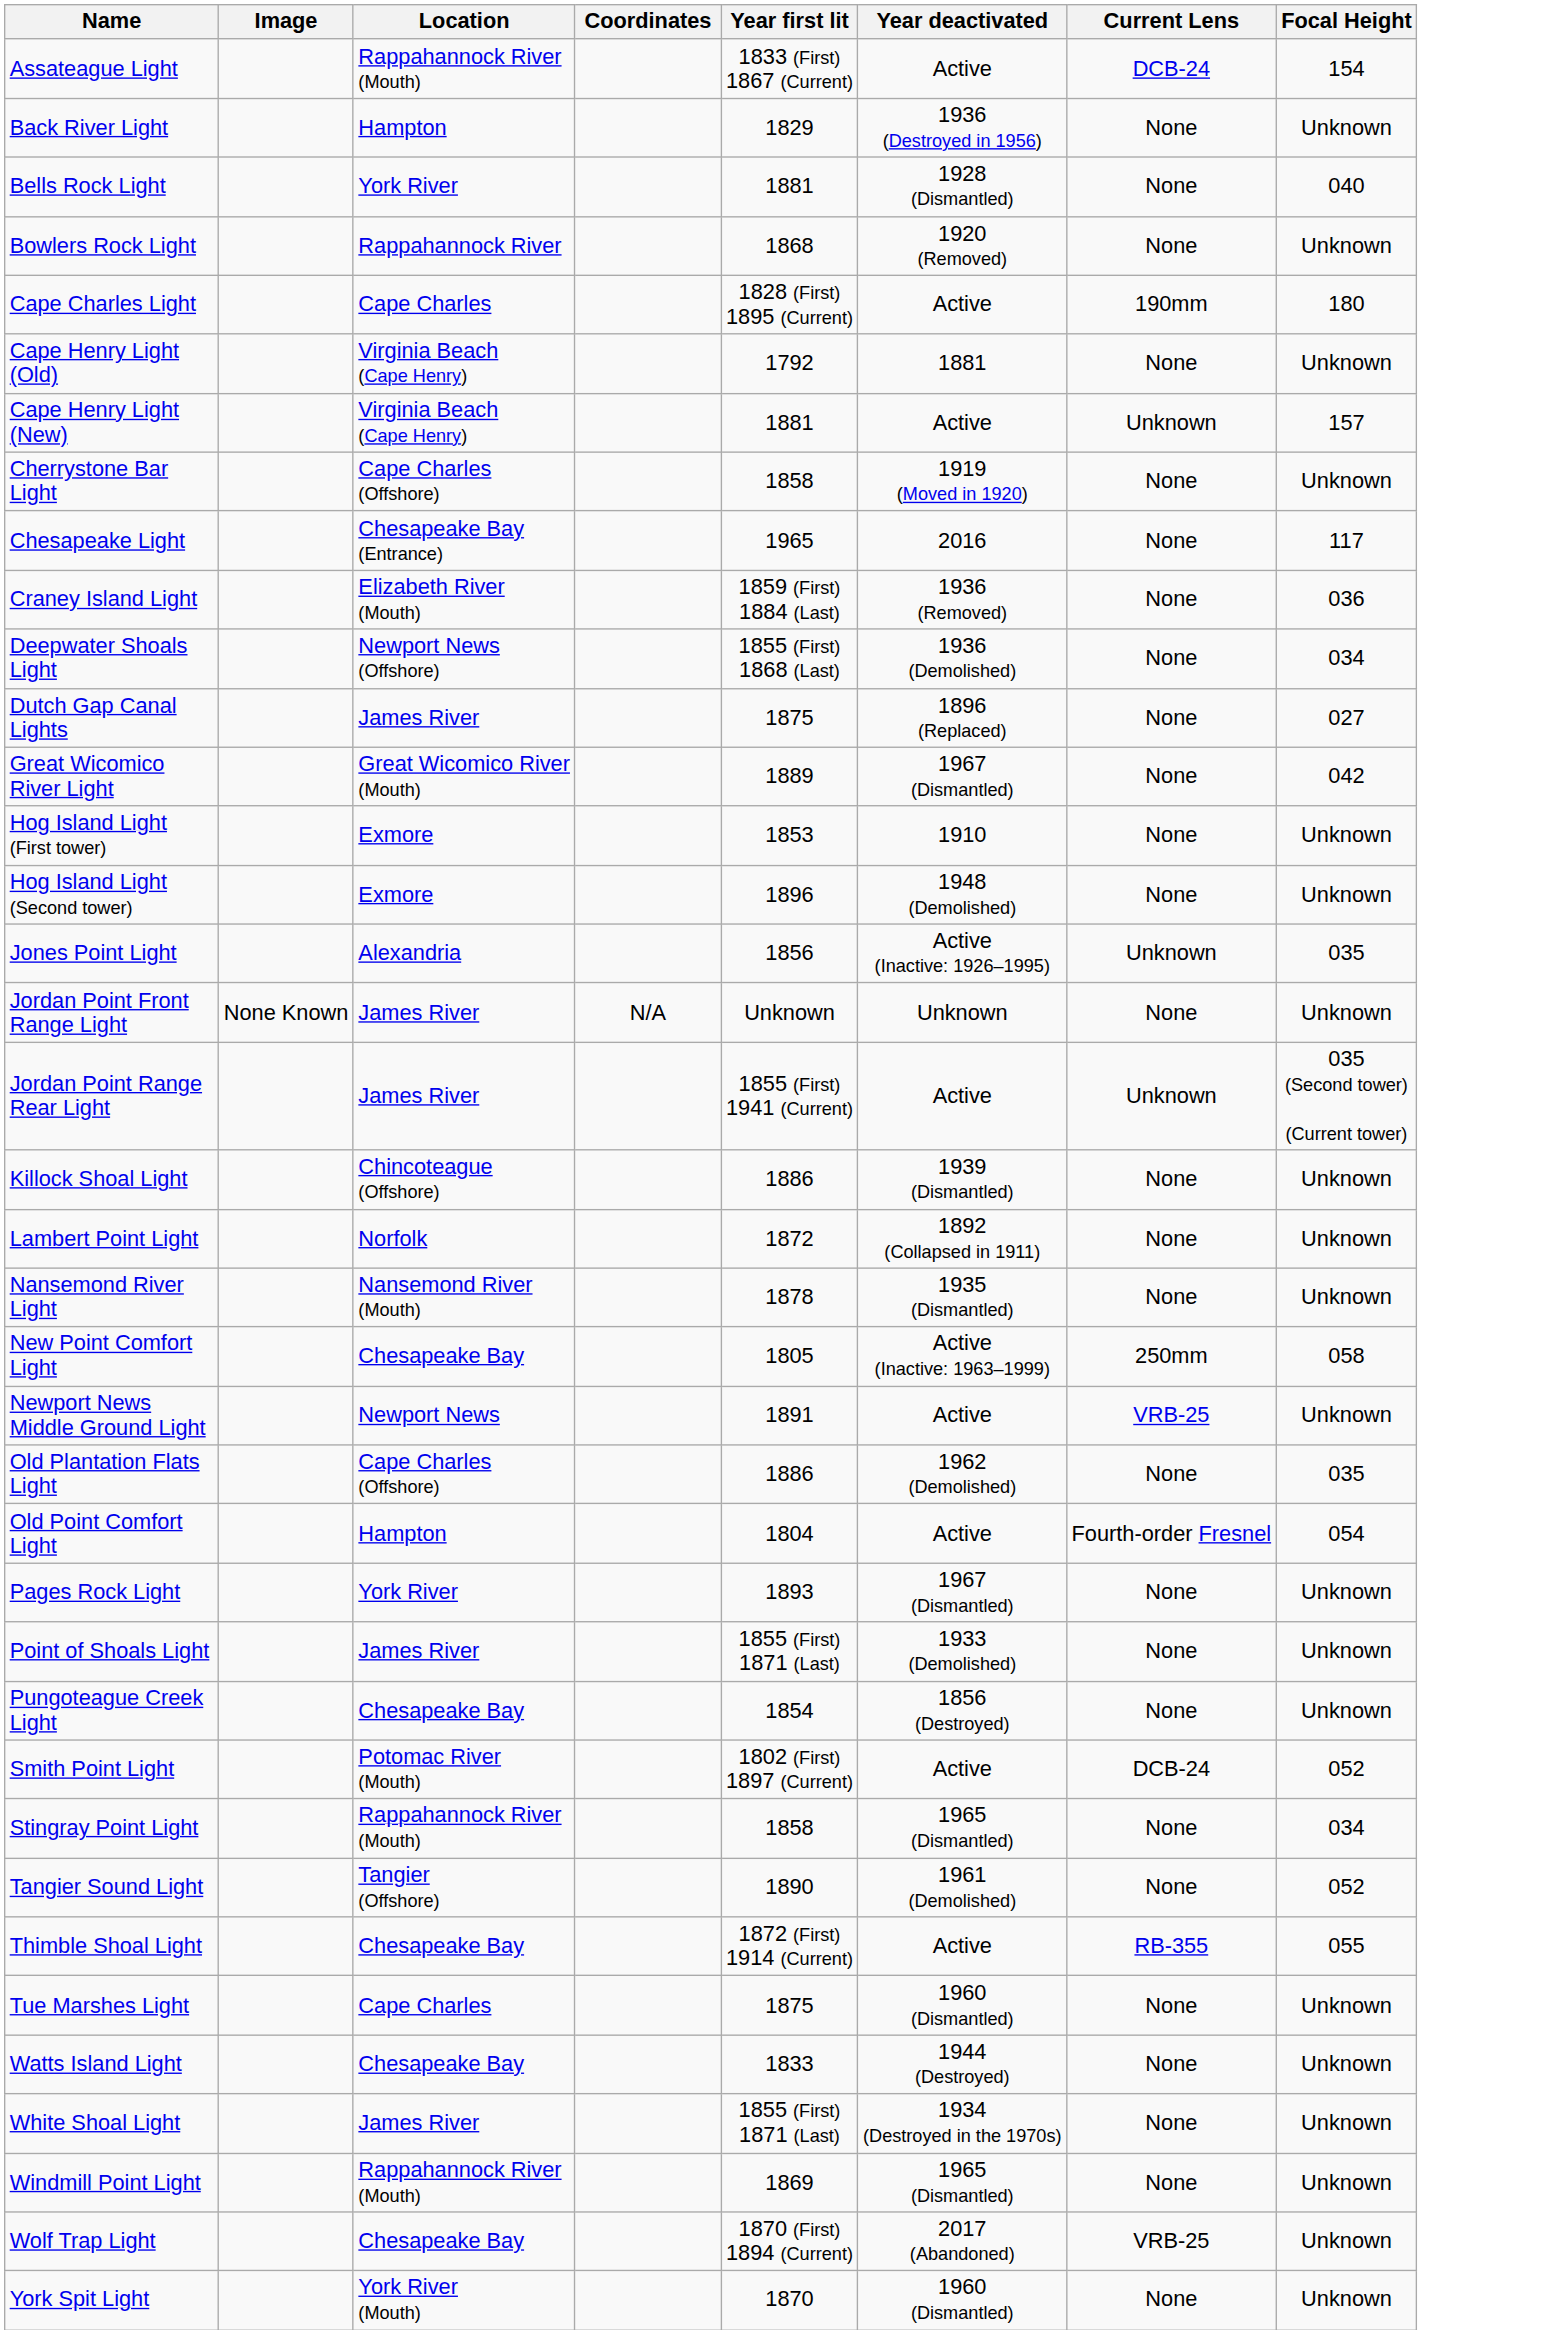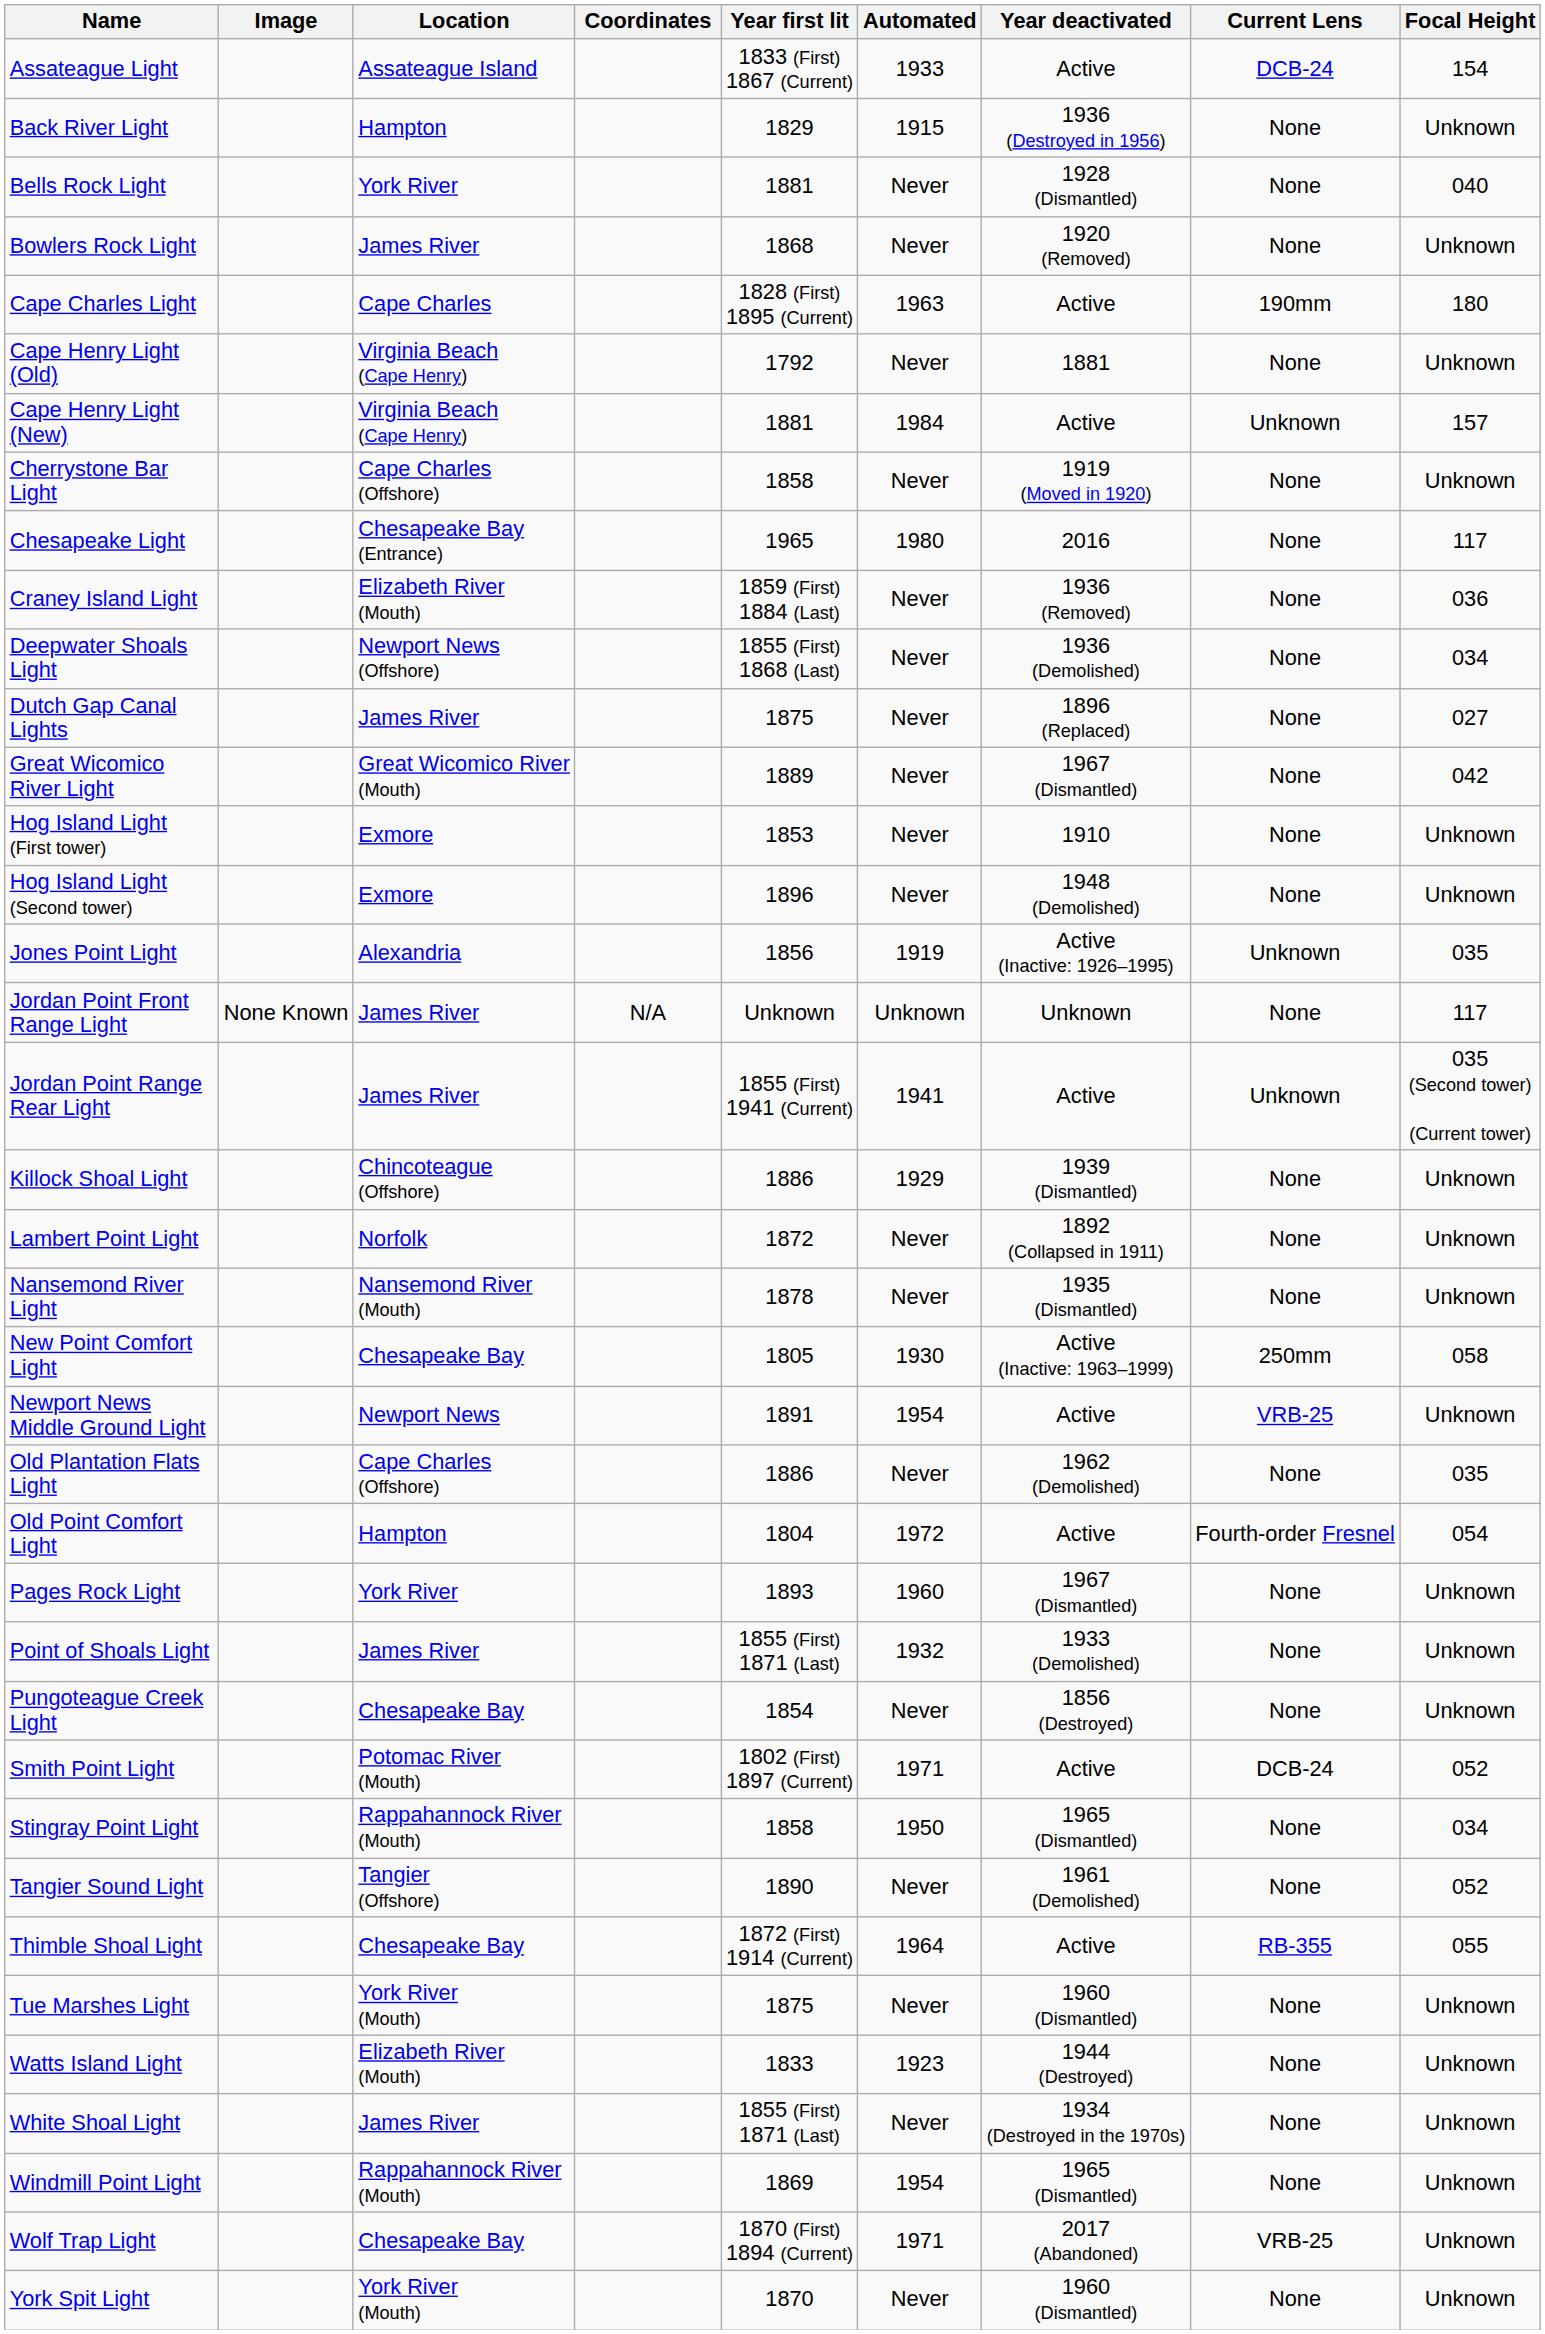+ column: (920, 21)
(460, 68) Rappahannock River (Mouth) -> (448, 68) Assateague Island
(460, 245) Rappahannock River -> (419, 245) James River
(1346, 1012) Unknown -> (1470, 1012) 117
(425, 2005) Cape Charles -> (408, 2005) York River (Mouth)
(441, 2064) Chesapeake Bay -> (432, 2064) Elizabeth River (Mouth)
